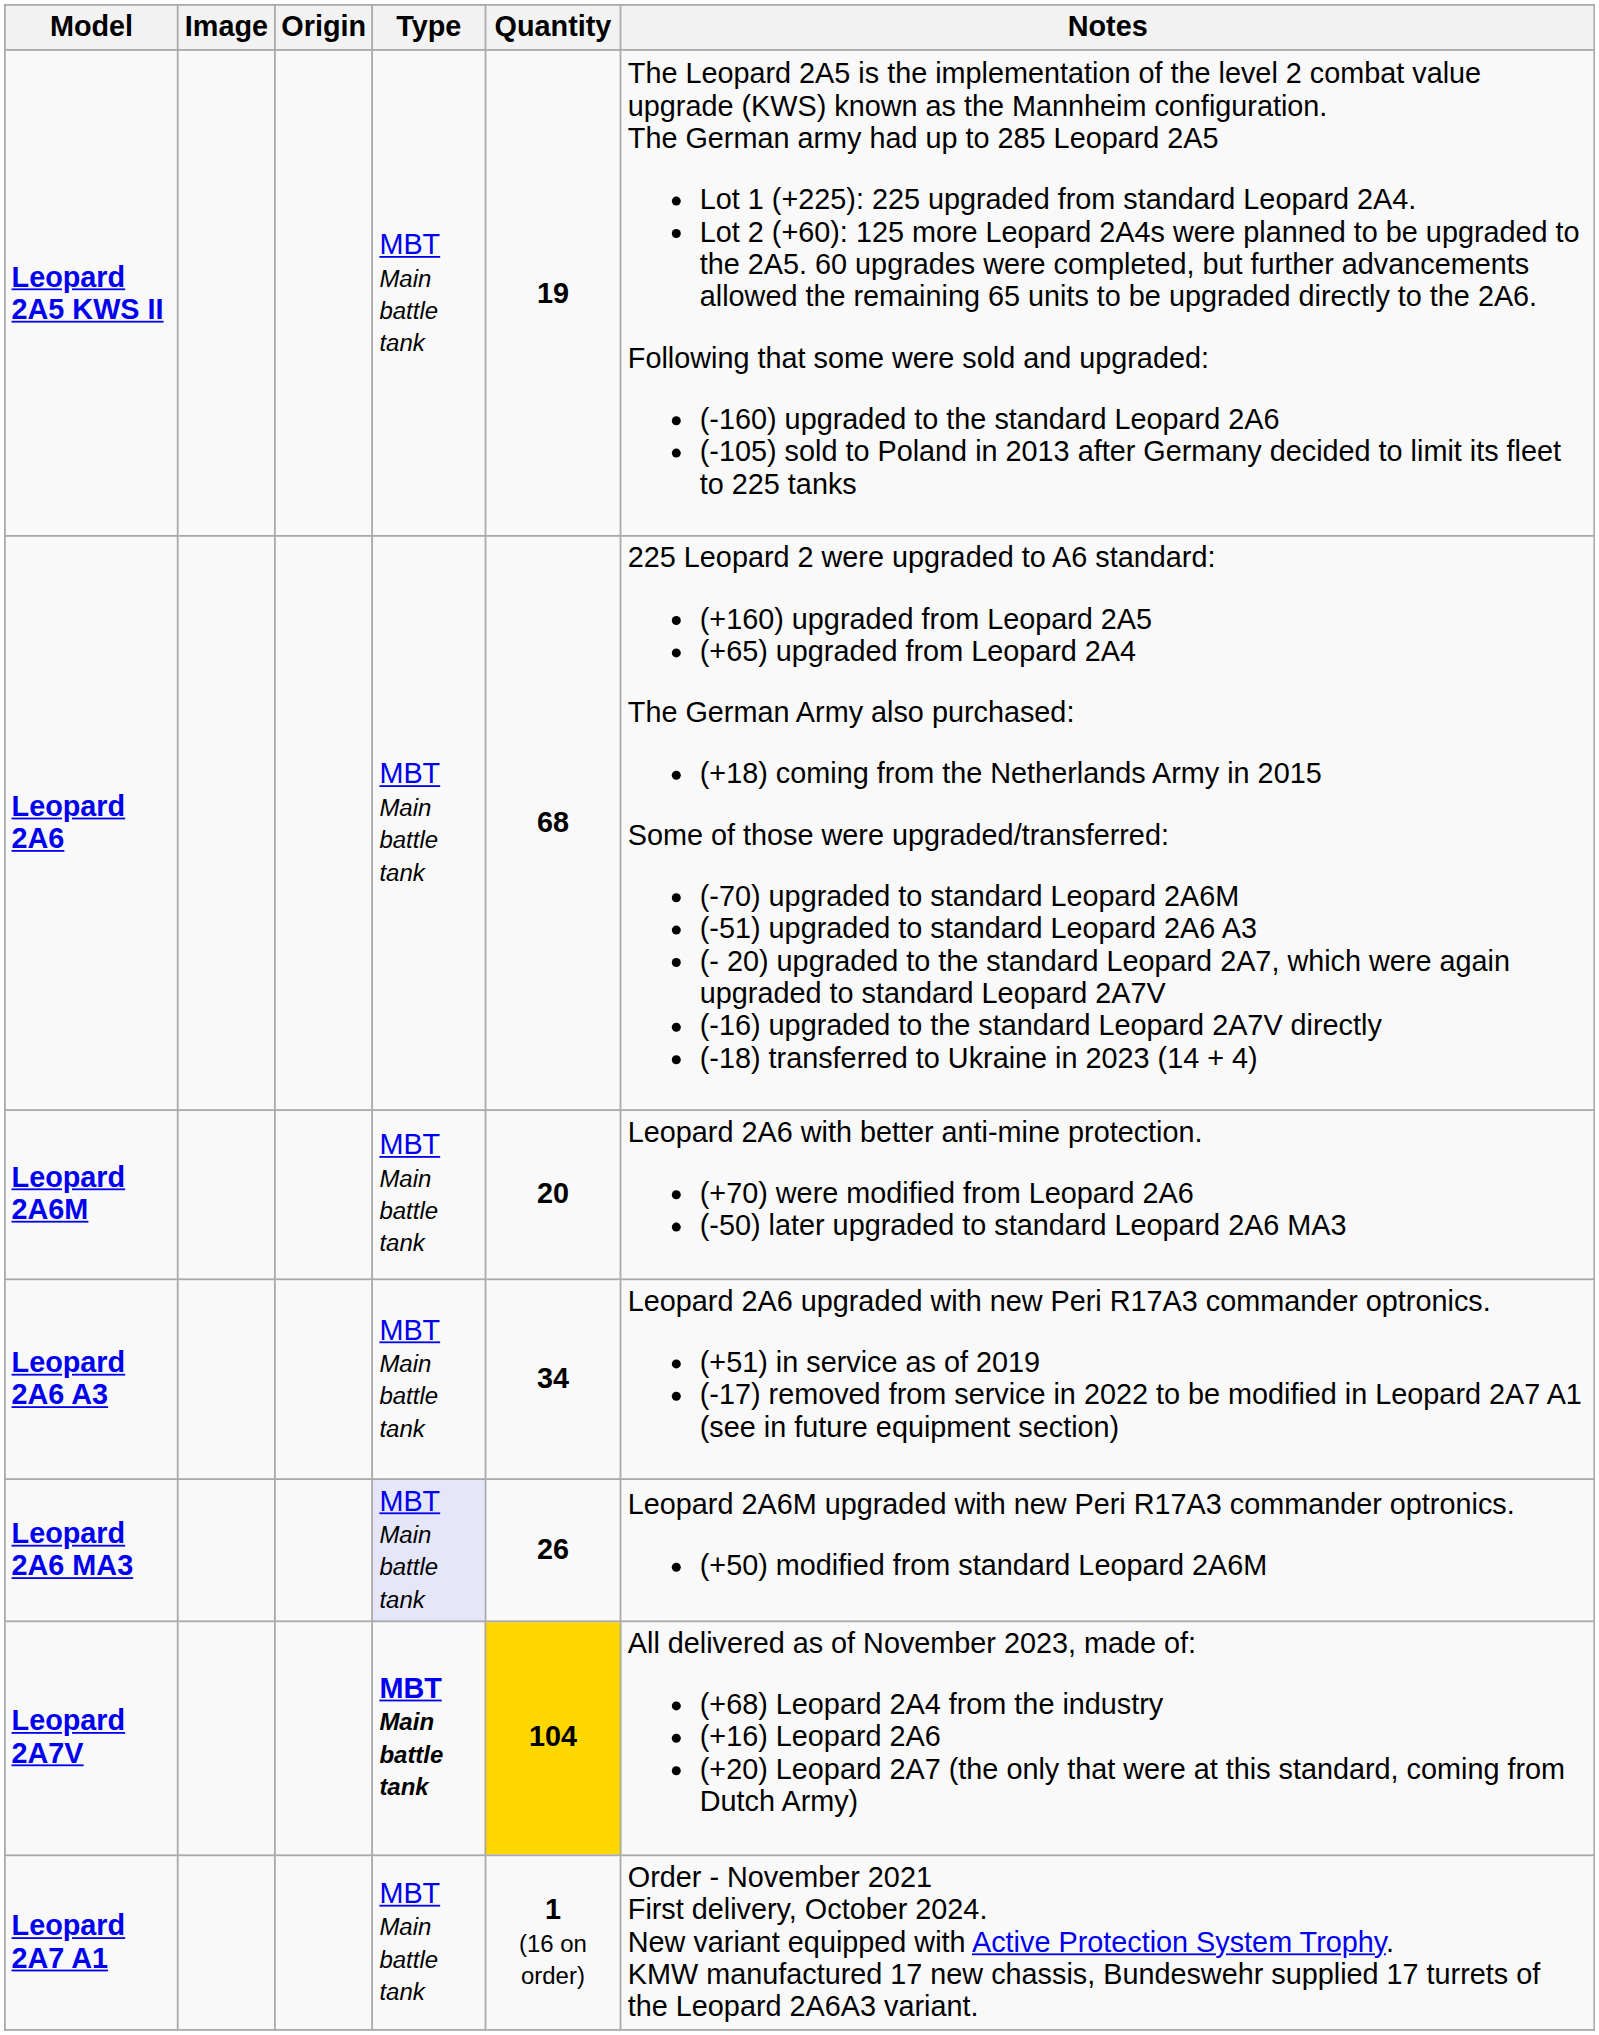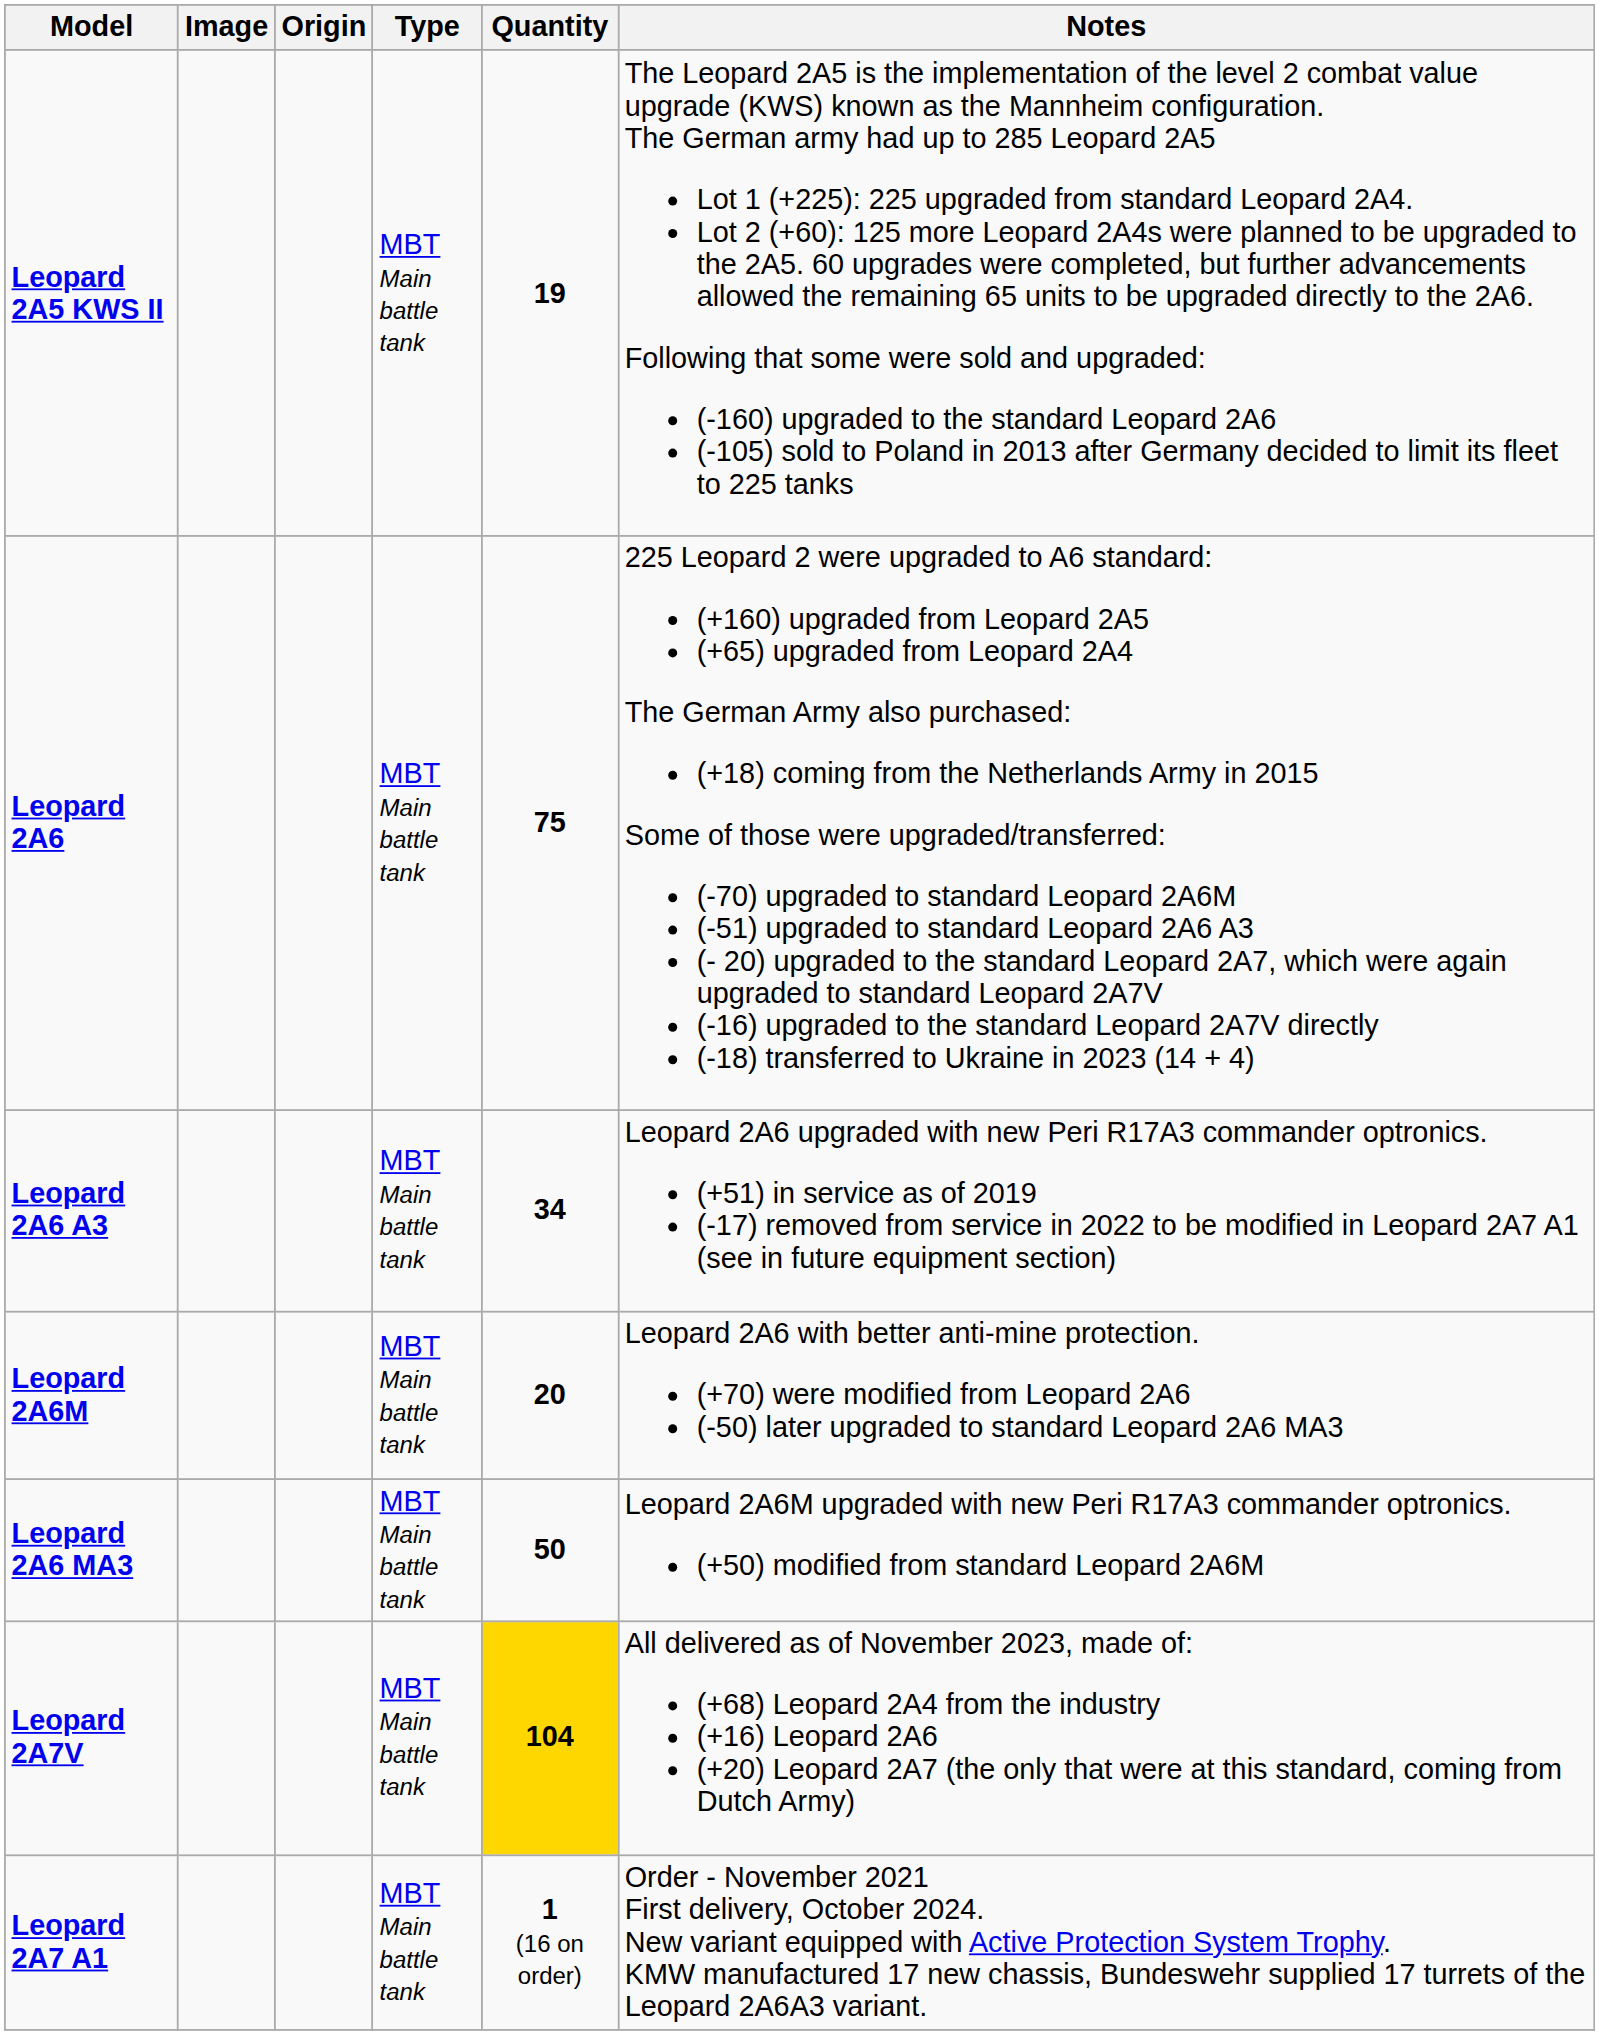(553, 822) 68 -> (550, 822) 75
rows swapped: (68, 1378) <-> (68, 1193)
(410, 1549) lavender background -> (410, 1549) no background
(553, 1549) 26 -> (550, 1549) 50
(411, 1737) bold -> (410, 1737) normal
